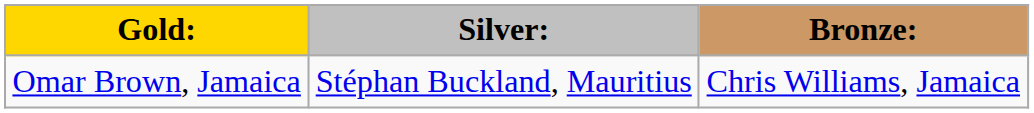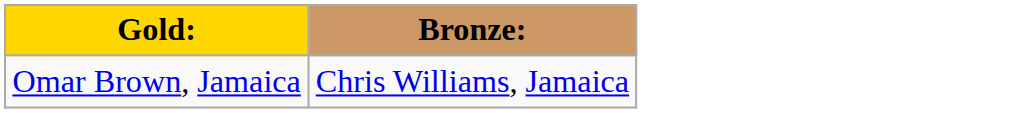- column: (504, 30)
